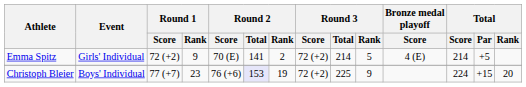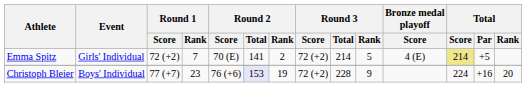(195, 57) 9 -> (195, 57) 7
(461, 57) no background -> (461, 57) khaki background
(343, 74) 225 -> (343, 74) 228
(484, 74) +15 -> (484, 74) +16
